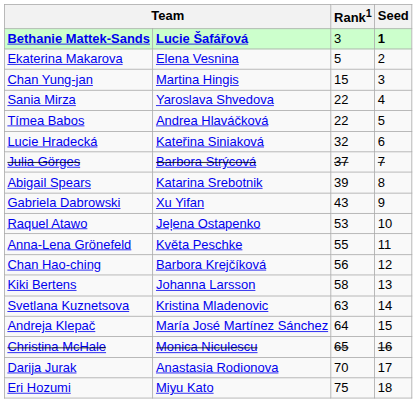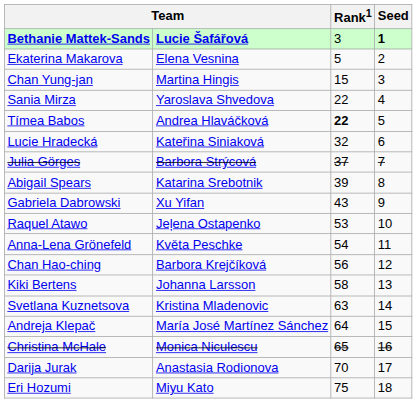(341, 121) normal -> (341, 121) bold
(341, 244) 55 -> (341, 244) 54
